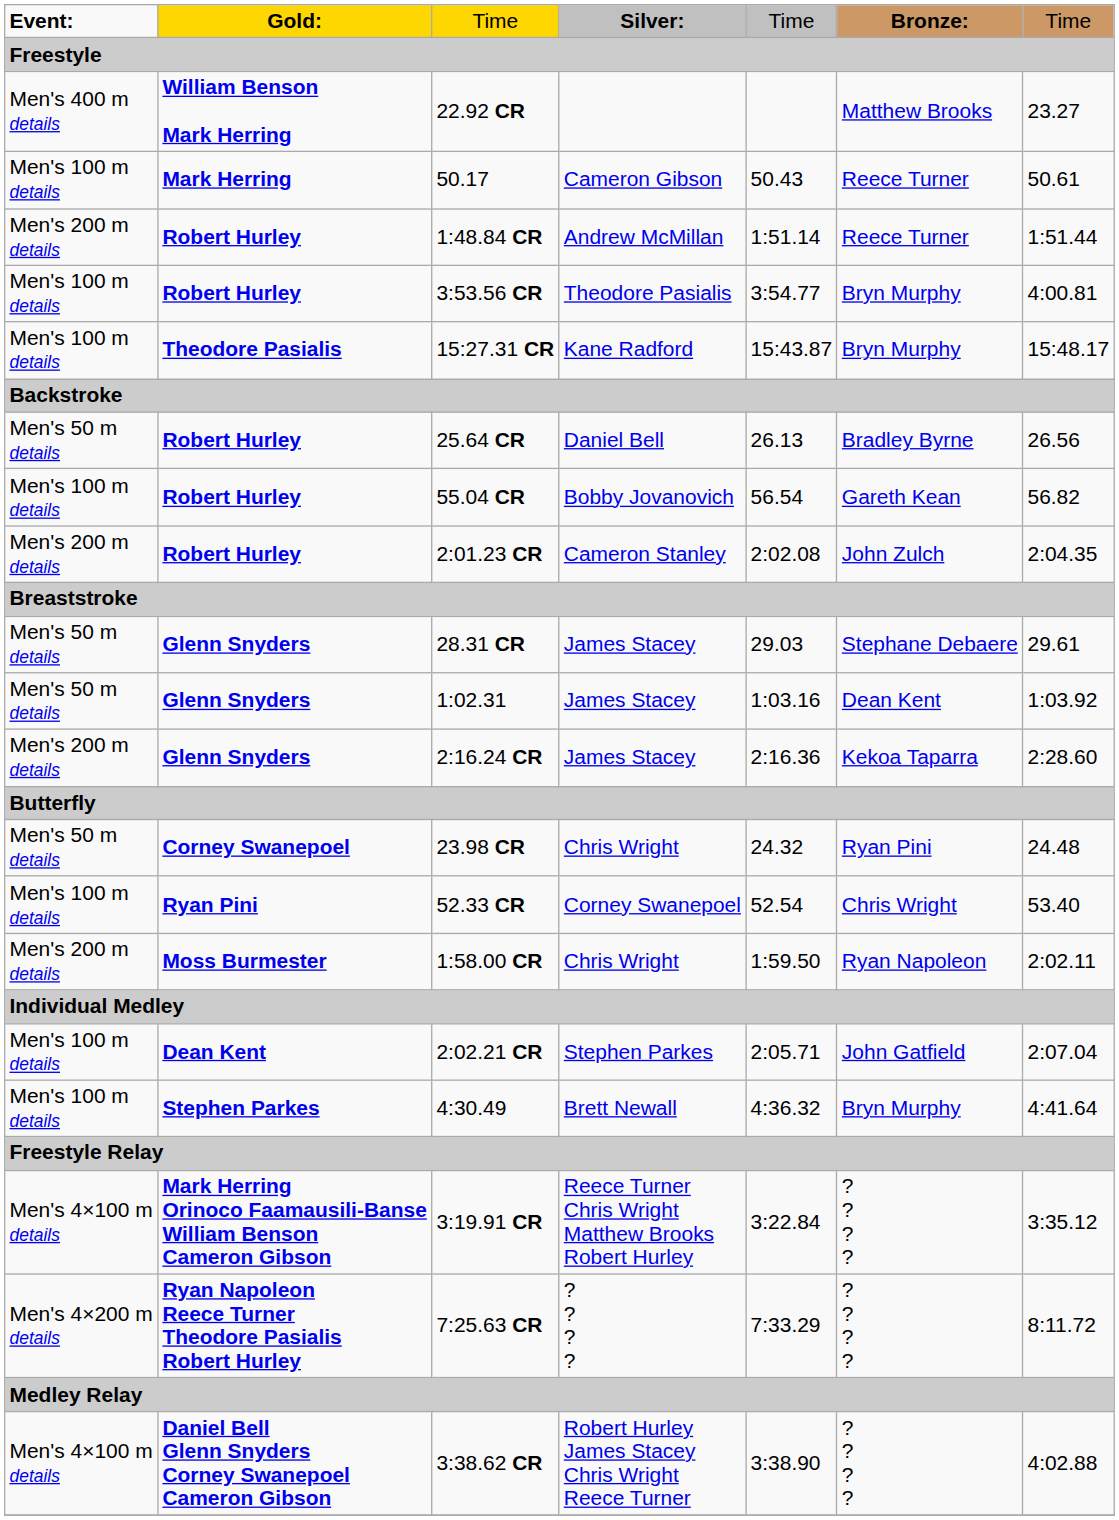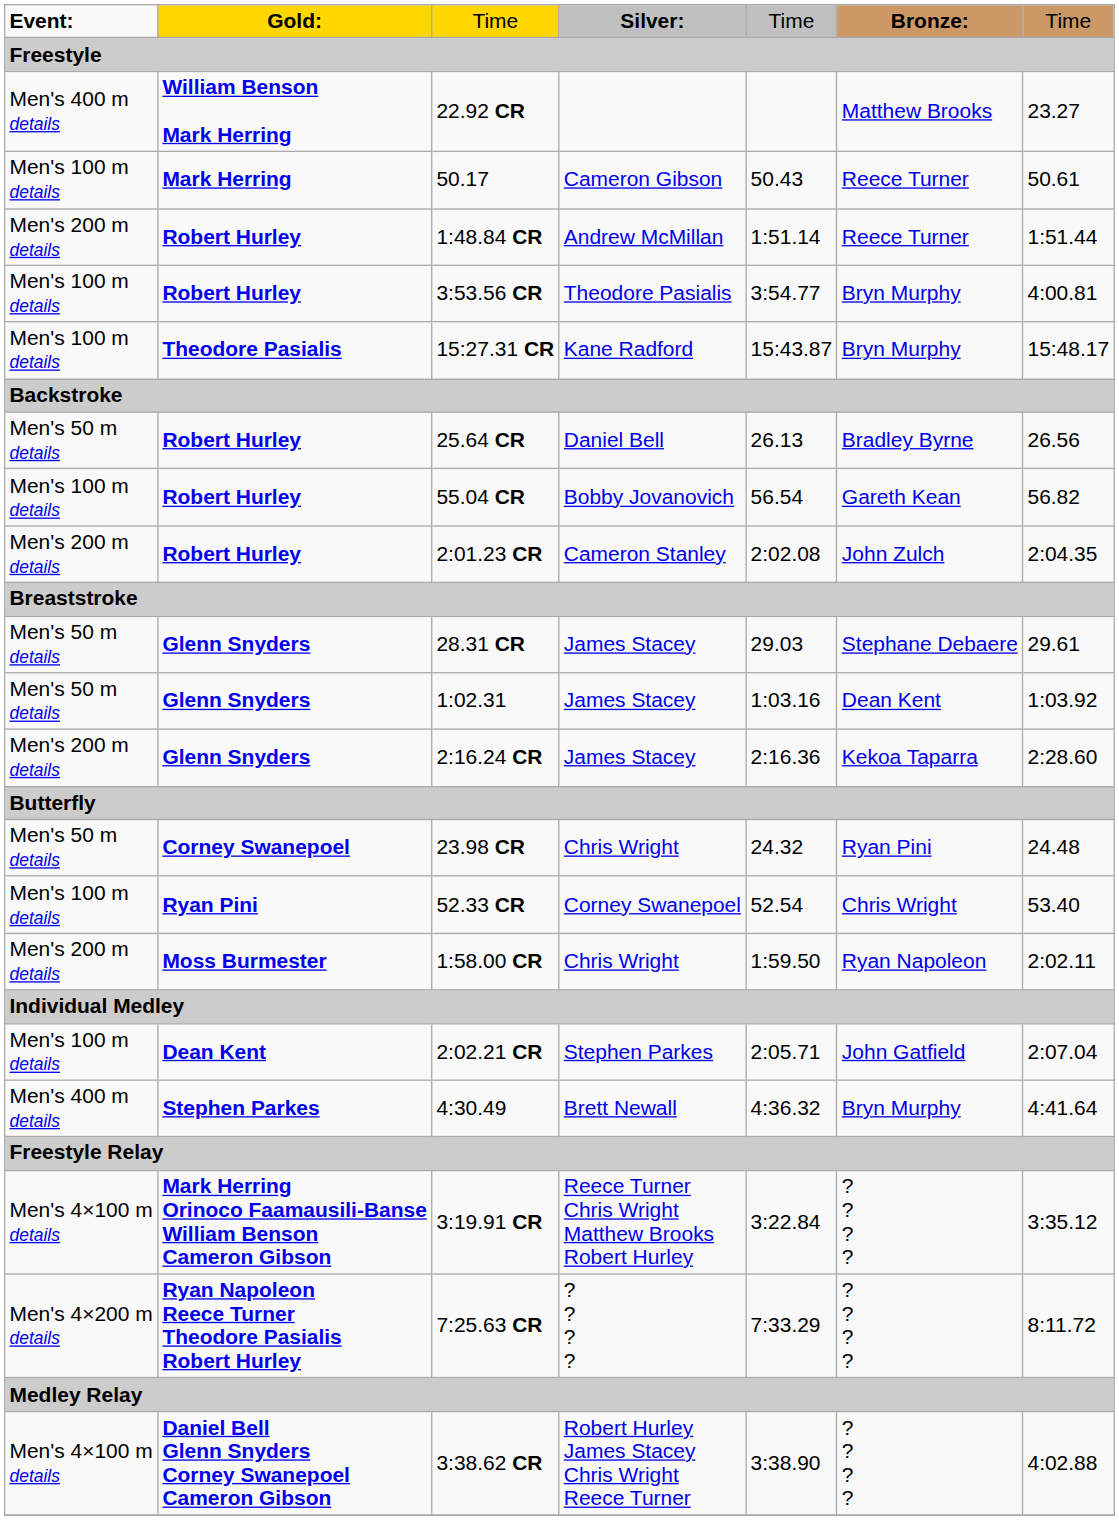(69, 1108) Men's 100 m details -> (69, 1108) Men's 400 m details
